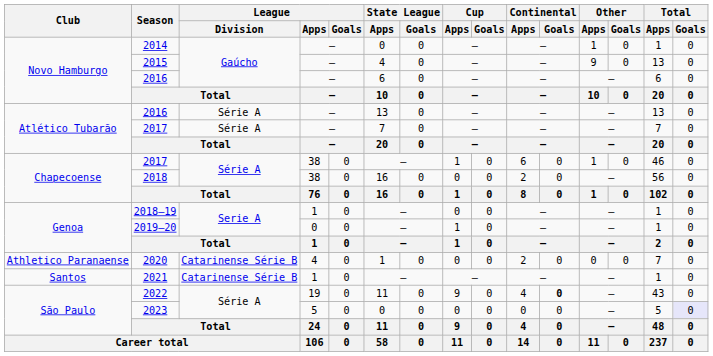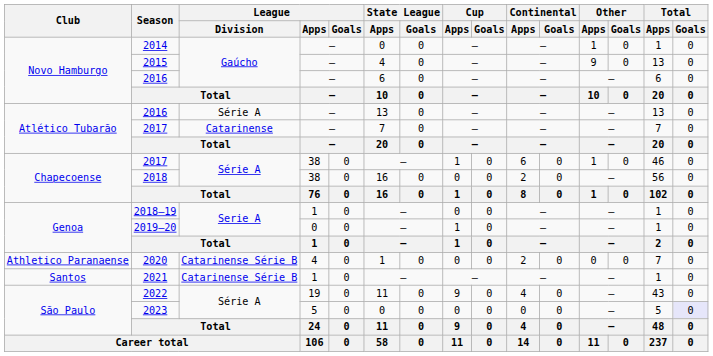(239, 128) Série A -> (239, 128) Catarinense
(559, 294) bold -> (559, 294) normal
